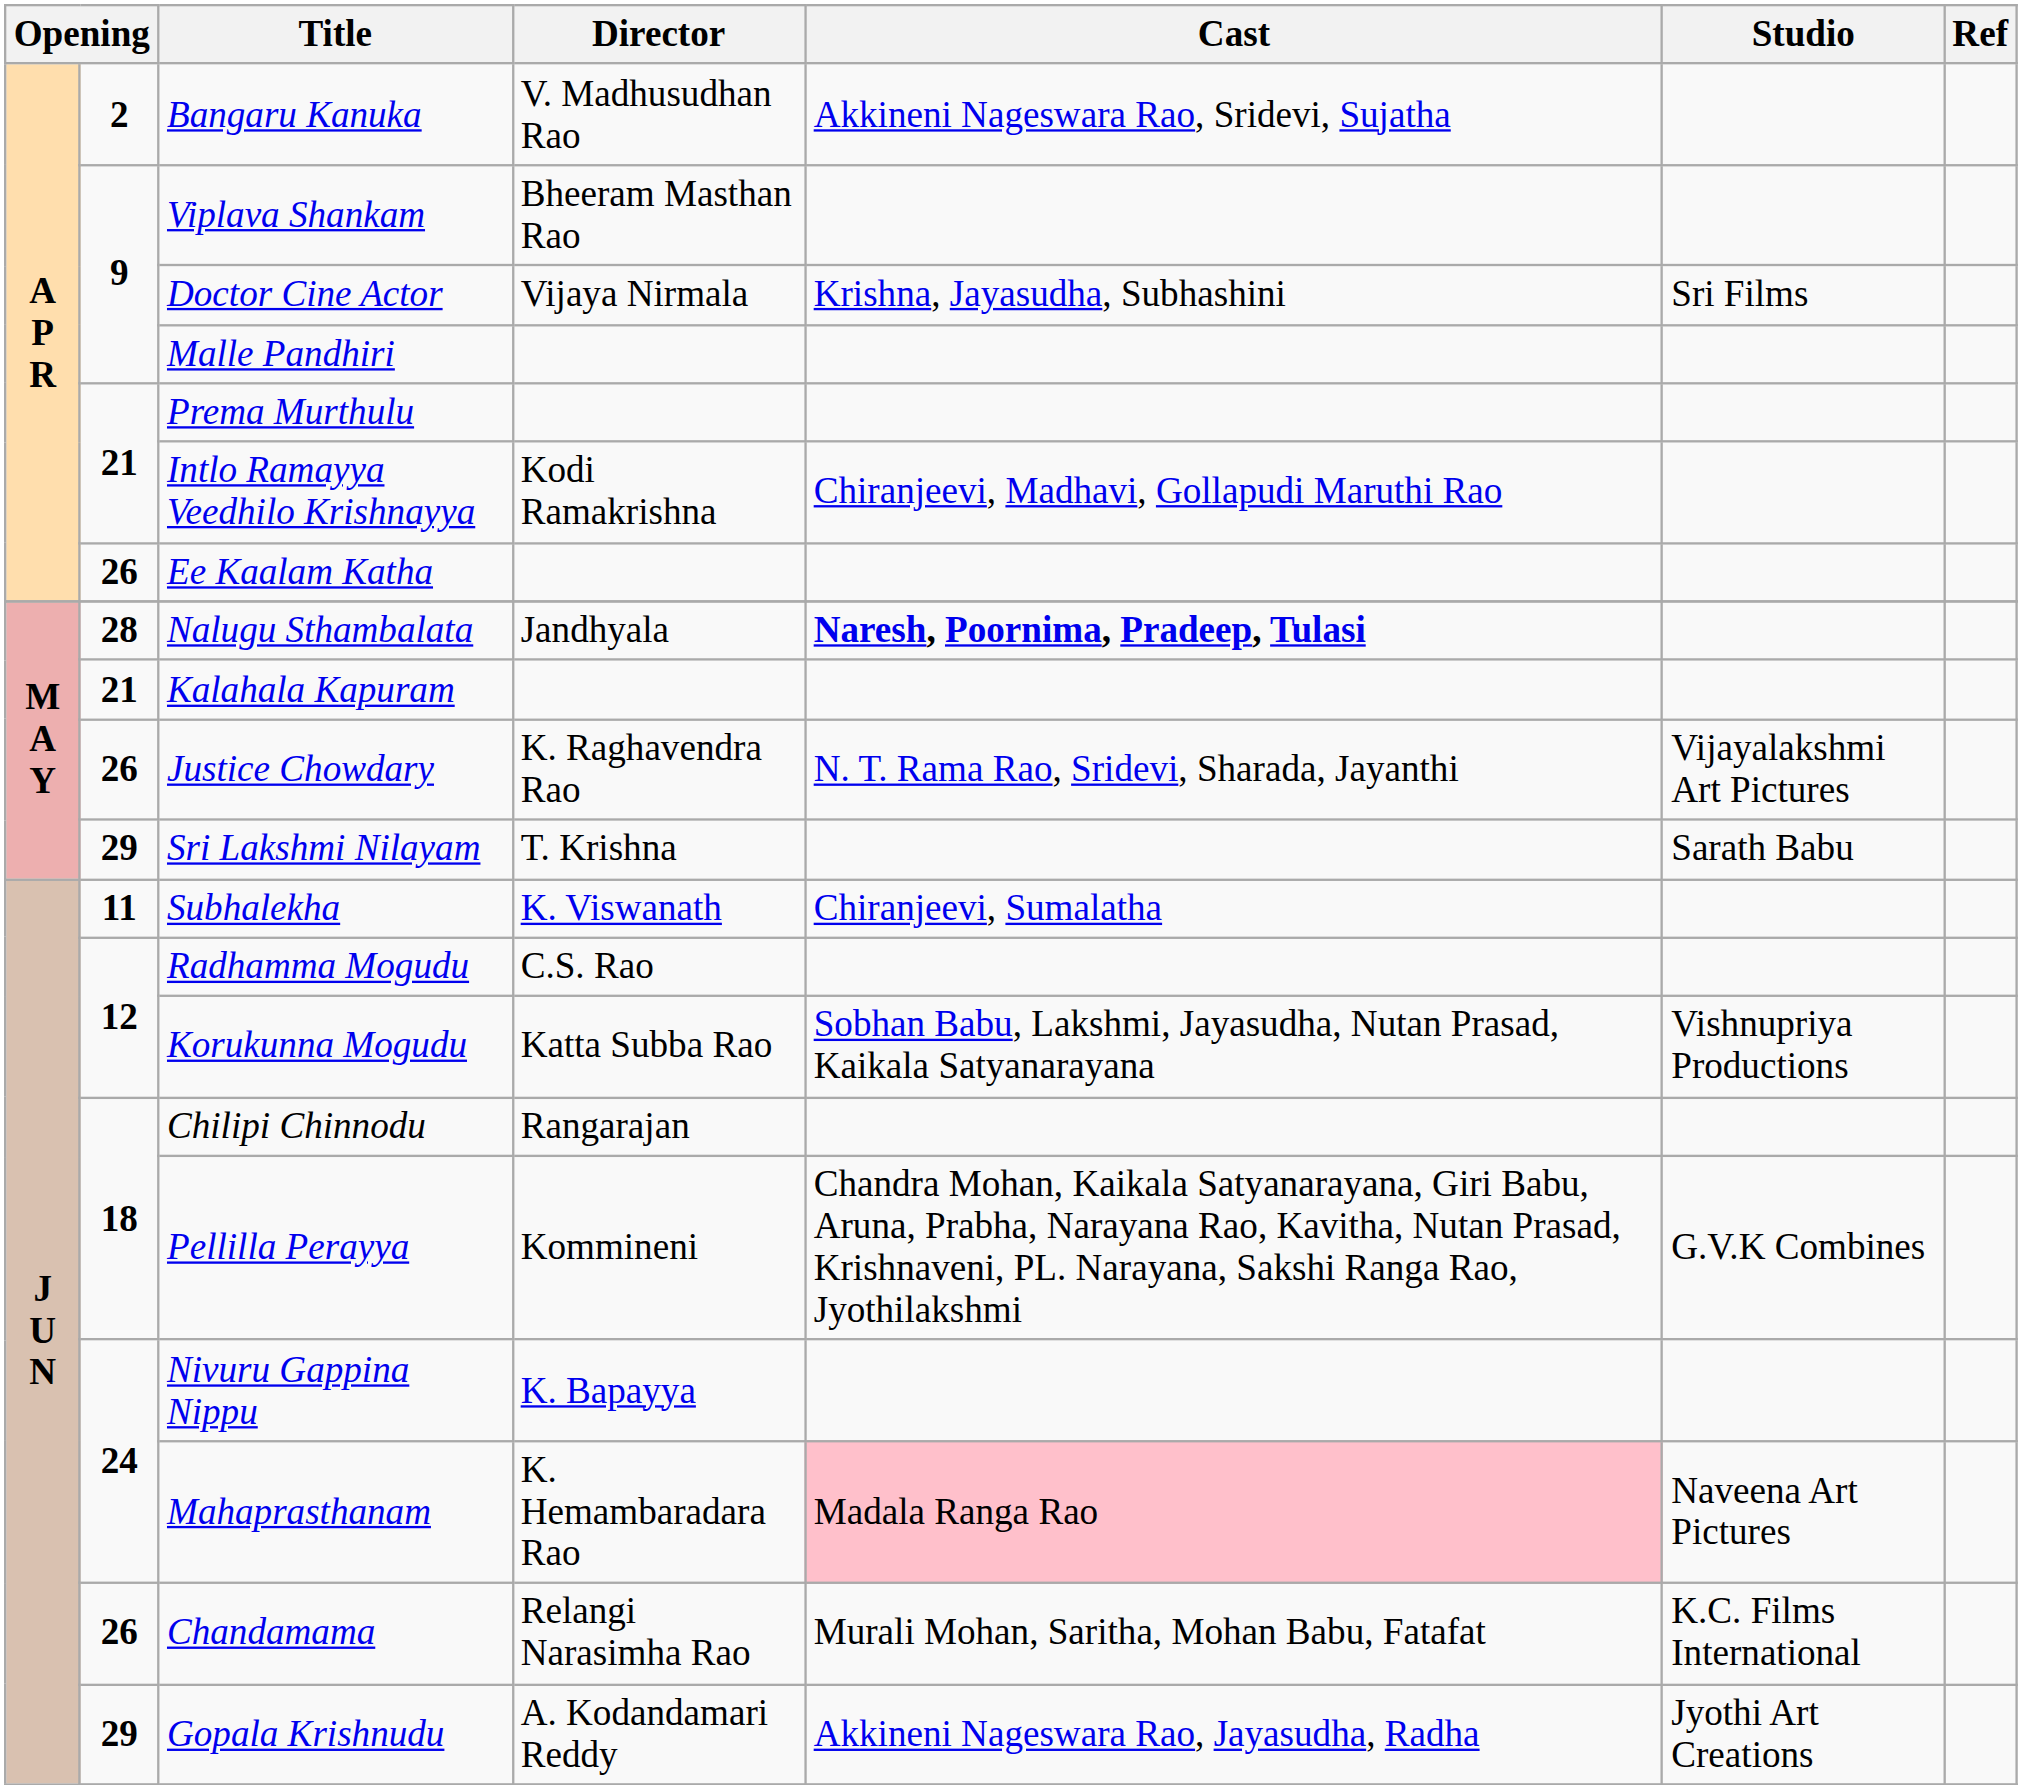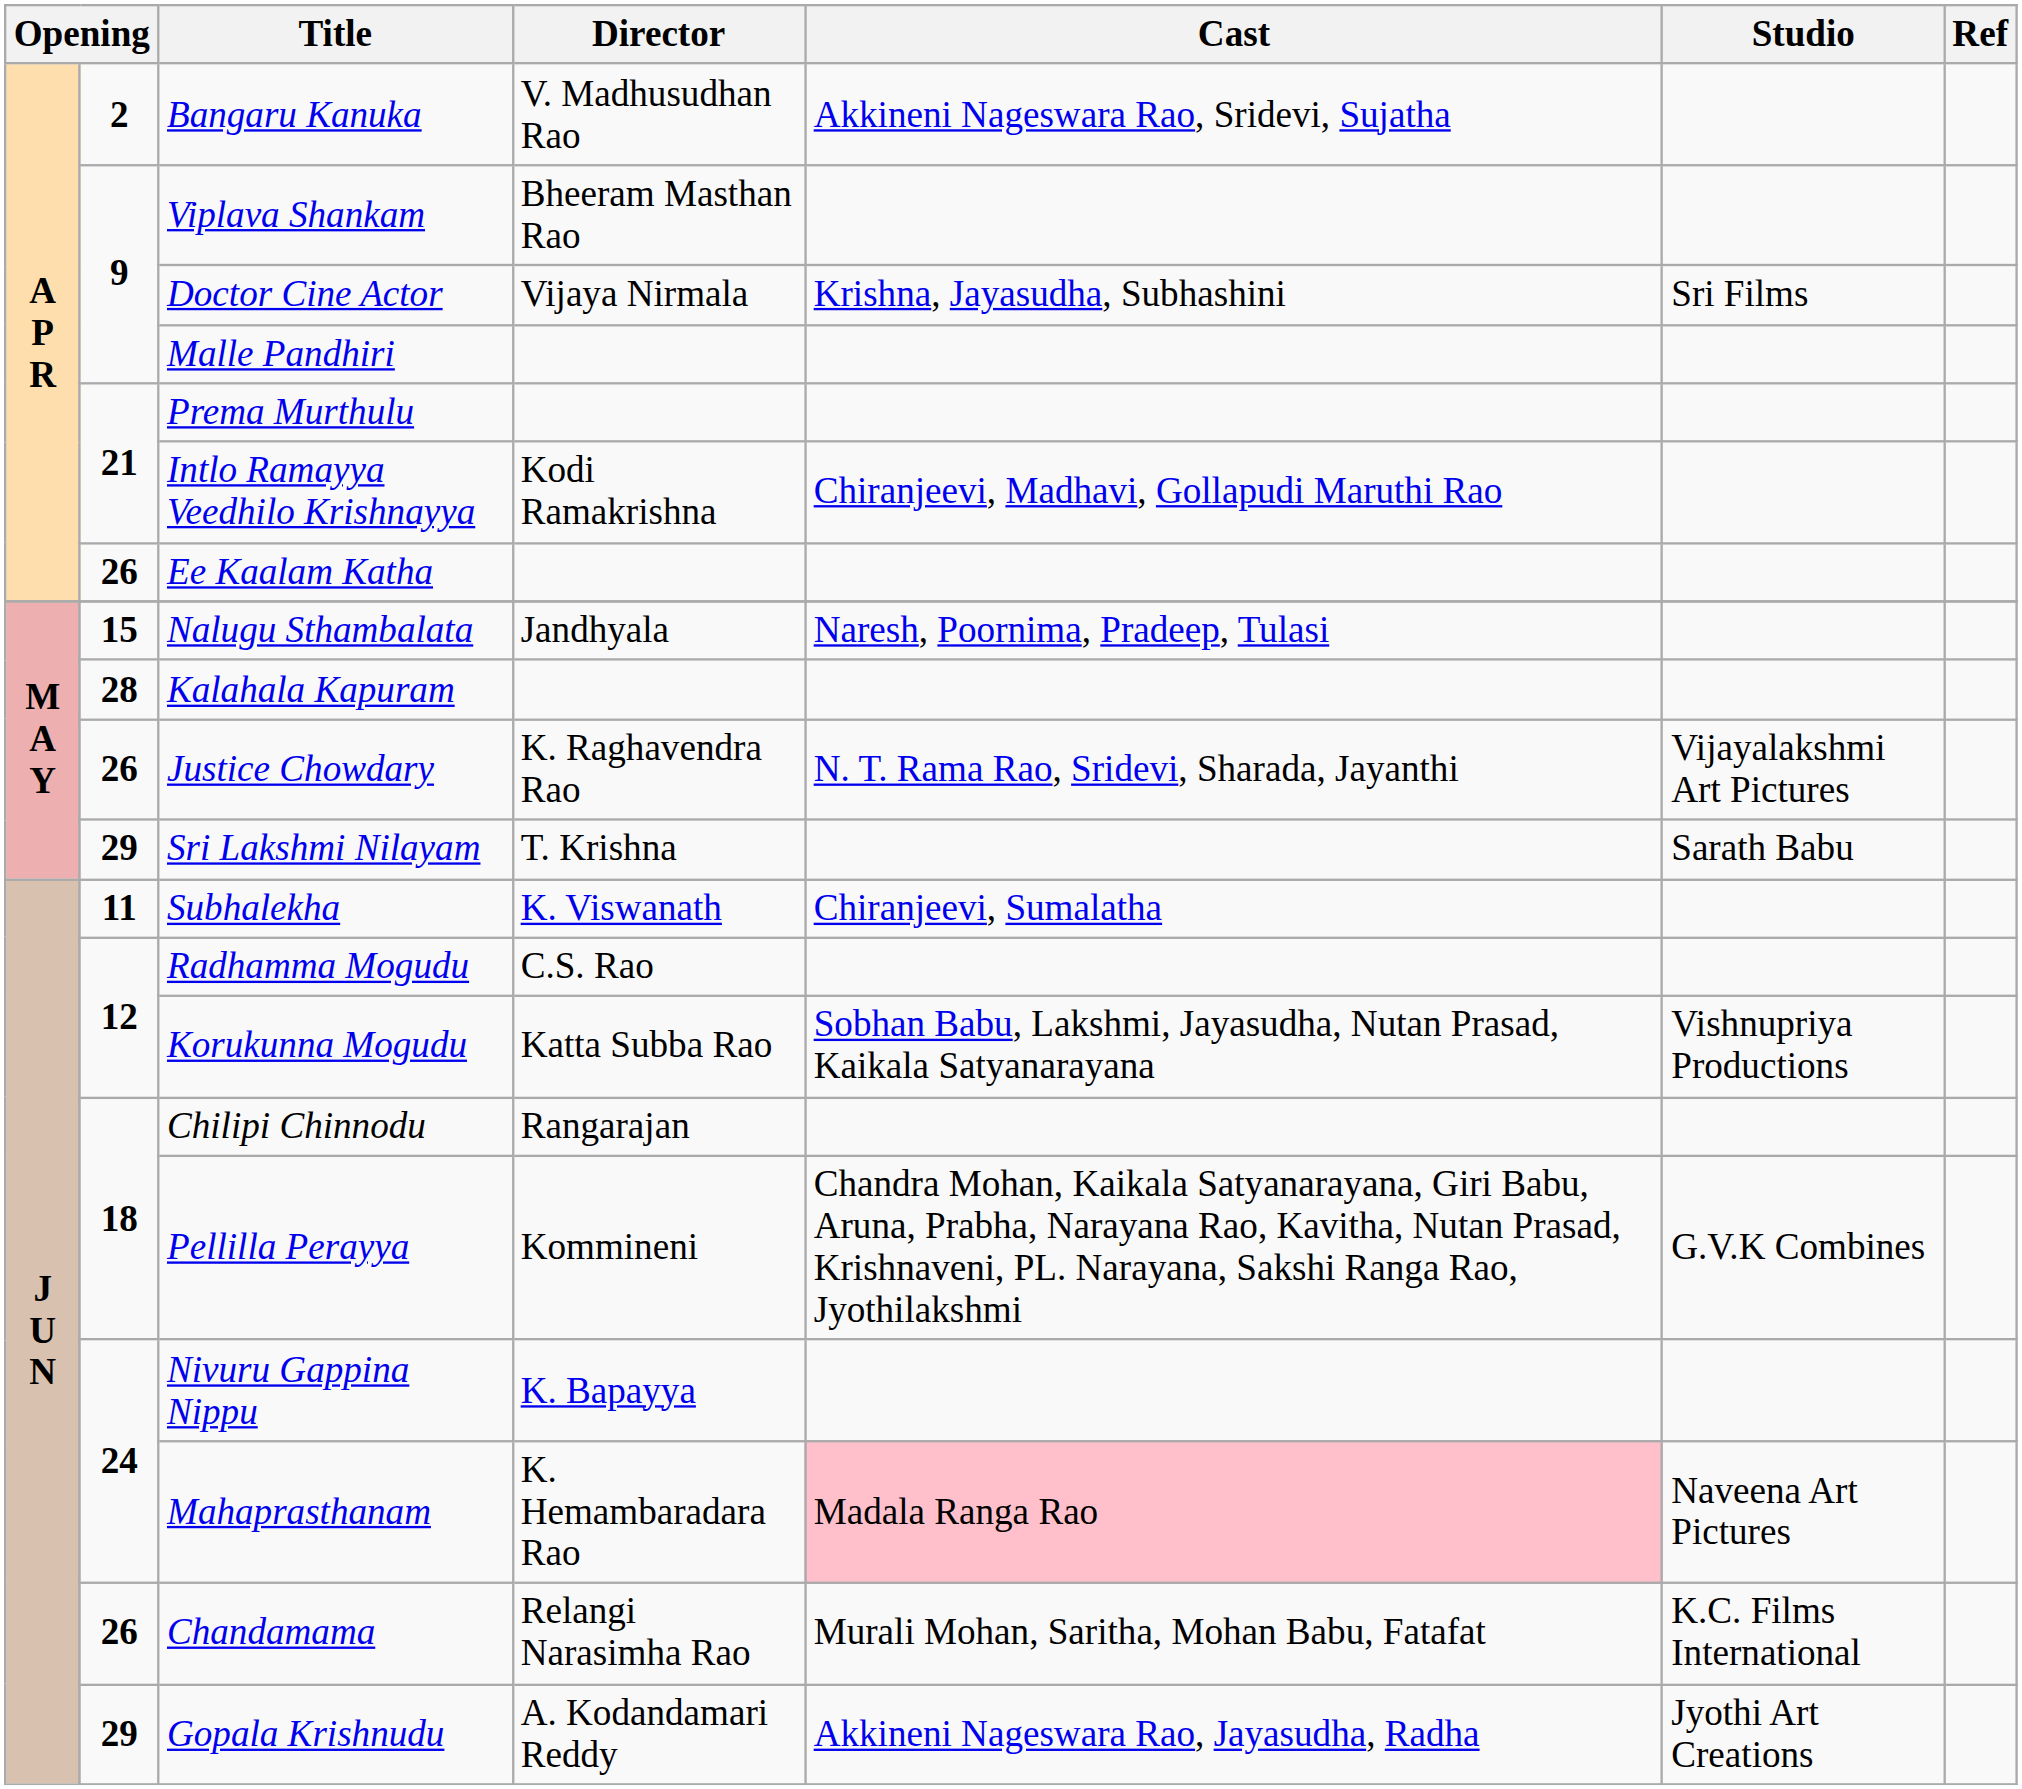(119, 630) 28 -> (119, 630) 15
(1090, 630) bold -> (1071, 630) normal
(119, 689) 21 -> (119, 689) 28
